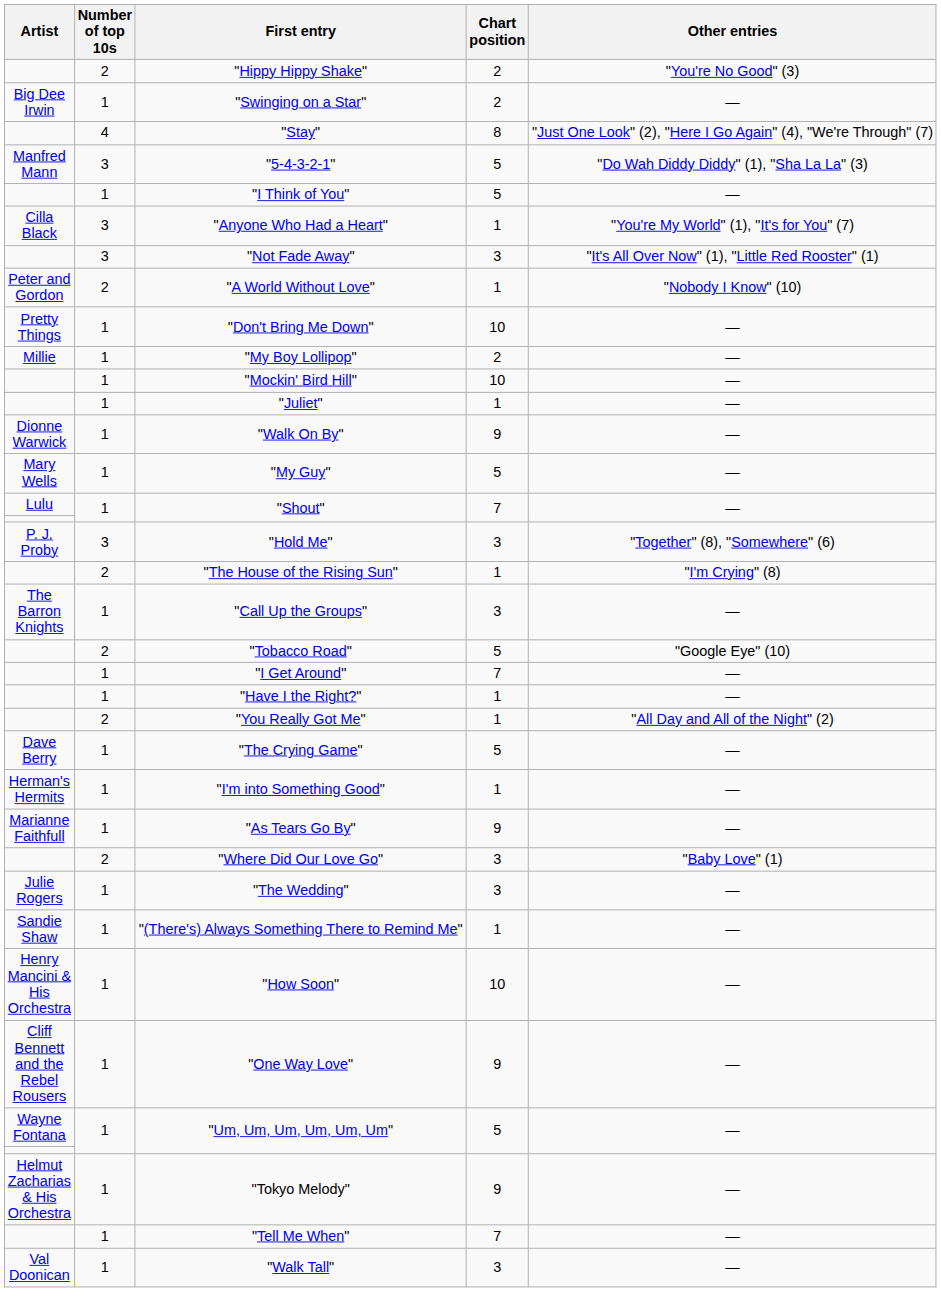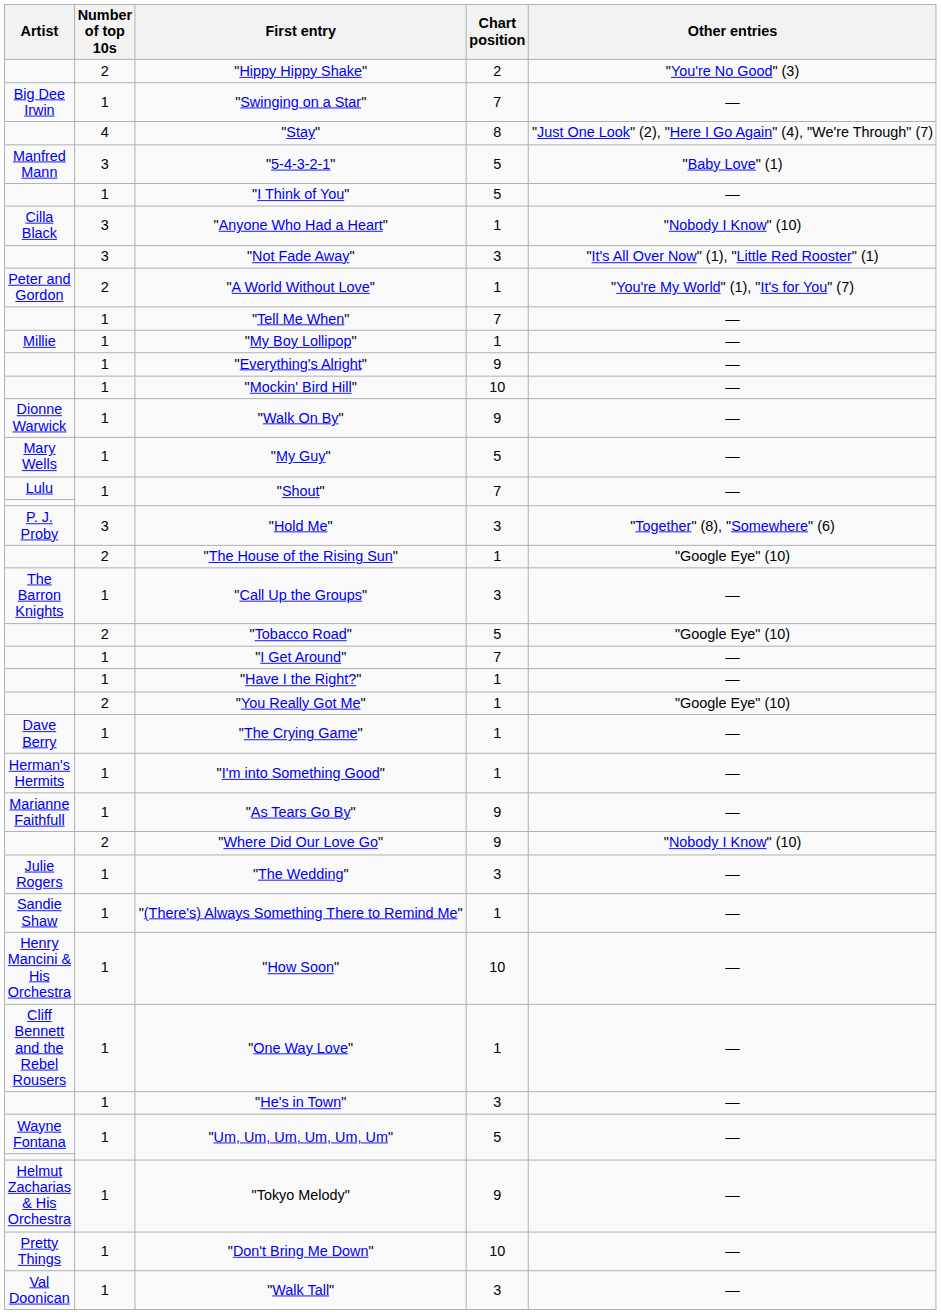(497, 102) 2 -> (497, 102) 7
(733, 163) "Do Wah Diddy Diddy" (1), "Sha La La" (3) -> (733, 163) "Baby Love" (1)
(733, 225) "You're My World" (1), "It's for You" (7) -> (733, 225) "Nobody I Know" (10)
(733, 287) "Nobody I Know" (10) -> (733, 287) "You're My World" (1), "It's for You" (7)
rows swapped: (39, 1236) <-> (39, 326)
(497, 357) 2 -> (497, 341) 1
+ row: (39, 364)
- row: (39, 403)
(733, 572) "I'm Crying" (8) -> (733, 556) "Google Eye" (10)
(733, 719) "All Day and All of the Night" (2) -> (733, 703) "Google Eye" (10)
(497, 750) 5 -> (497, 734) 1
(497, 859) 3 -> (497, 843) 9
(733, 859) "Baby Love" (1) -> (733, 843) "Nobody I Know" (10)
(497, 1064) 9 -> (497, 1047) 1
+ row: (39, 1103)
